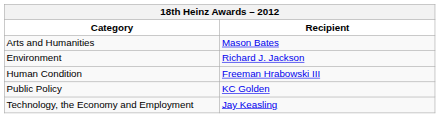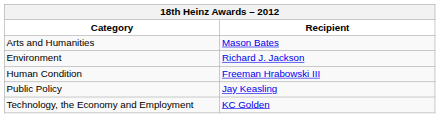(246, 89) KC Golden -> (250, 89) Jay Keasling
(250, 105) Jay Keasling -> (246, 105) KC Golden
